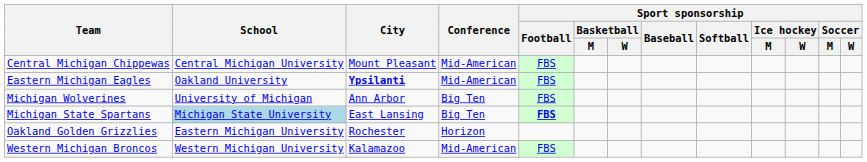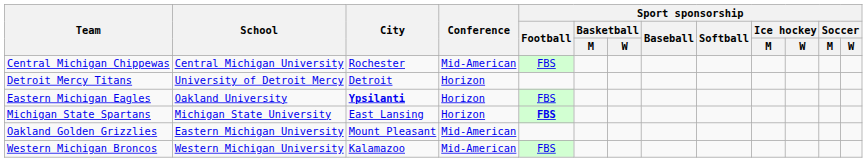(392, 64) Mount Pleasant -> (377, 64) Rochester
+ row: (69, 81)
(479, 81) Mid-American -> (463, 98) Horizon
- row: (66, 98)
(253, 115) lightblue background -> (253, 115) no background
(463, 115) Big Ten -> (463, 115) Horizon
(377, 132) Rochester -> (392, 132) Mount Pleasant
(463, 132) Horizon -> (479, 132) Mid-American
